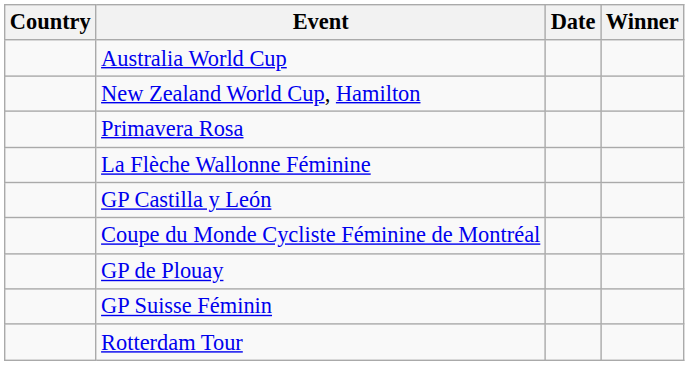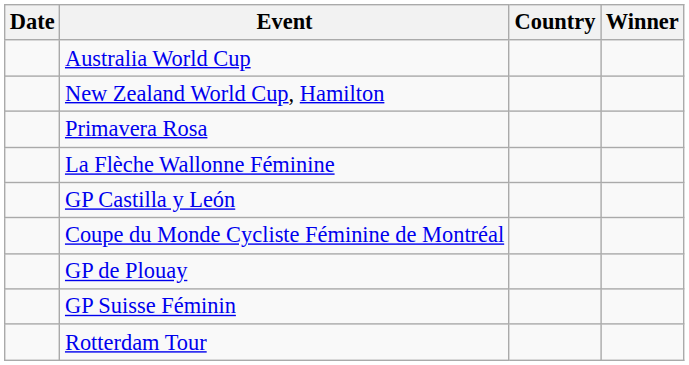columns swapped: (573, 22) <-> (50, 22)
